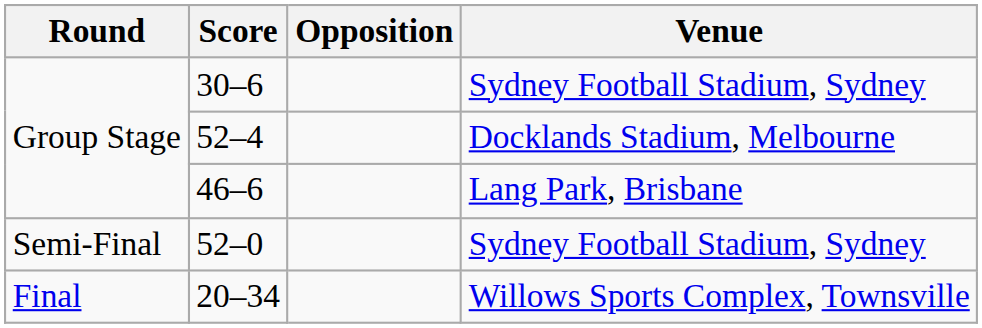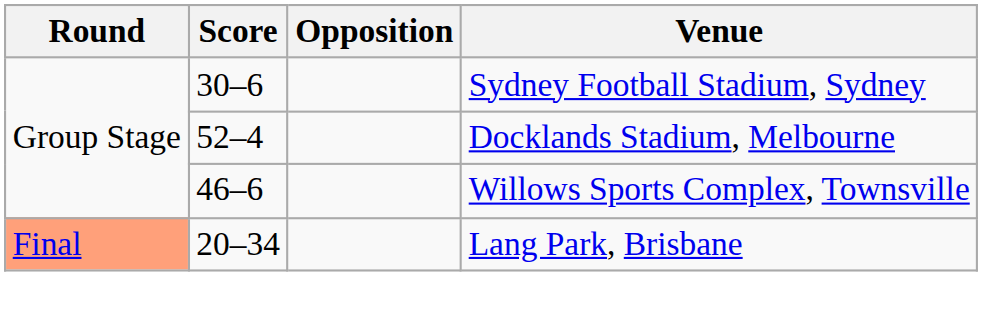(606, 190) Lang Park, Brisbane -> (719, 190) Willows Sports Complex, Townsville
- row: (230, 243)
(47, 296) no background -> (47, 243) lightsalmon background
(719, 296) Willows Sports Complex, Townsville -> (606, 243) Lang Park, Brisbane
